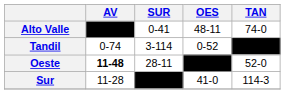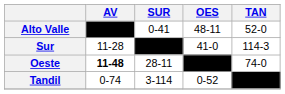(256, 30) 74-0 -> (256, 30) 52-0
rows swapped: (45, 80) <-> (45, 46)
(256, 63) 52-0 -> (256, 63) 74-0
